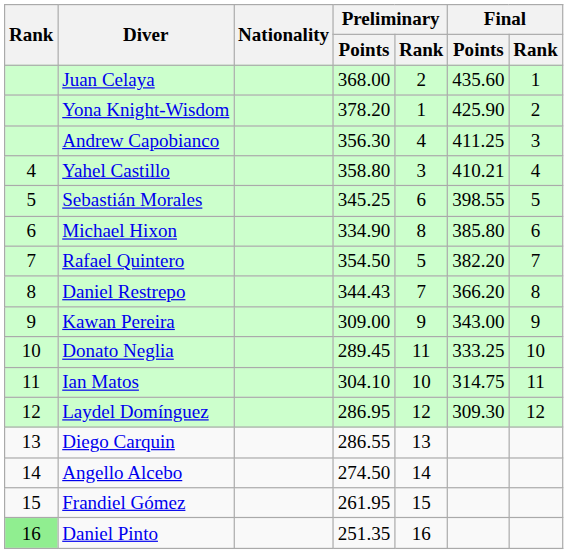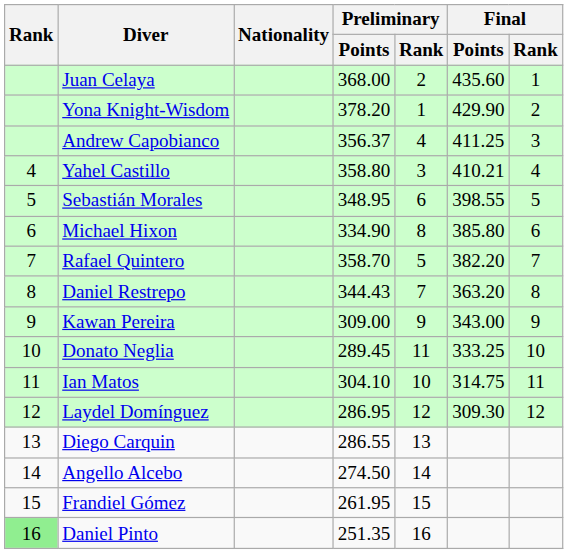(478, 110) 425.90 -> (478, 110) 429.90
(364, 140) 356.30 -> (364, 140) 356.37
(364, 200) 345.25 -> (364, 200) 348.95
(364, 261) 354.50 -> (364, 261) 358.70
(478, 291) 366.20 -> (478, 291) 363.20
